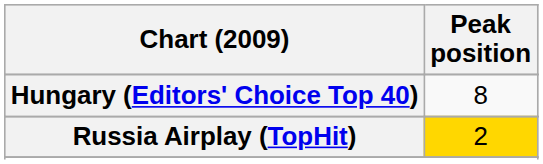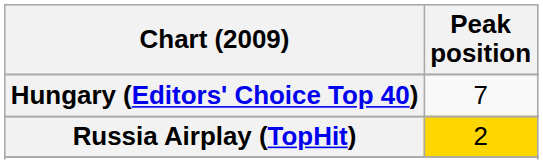(481, 95) 8 -> (481, 95) 7
